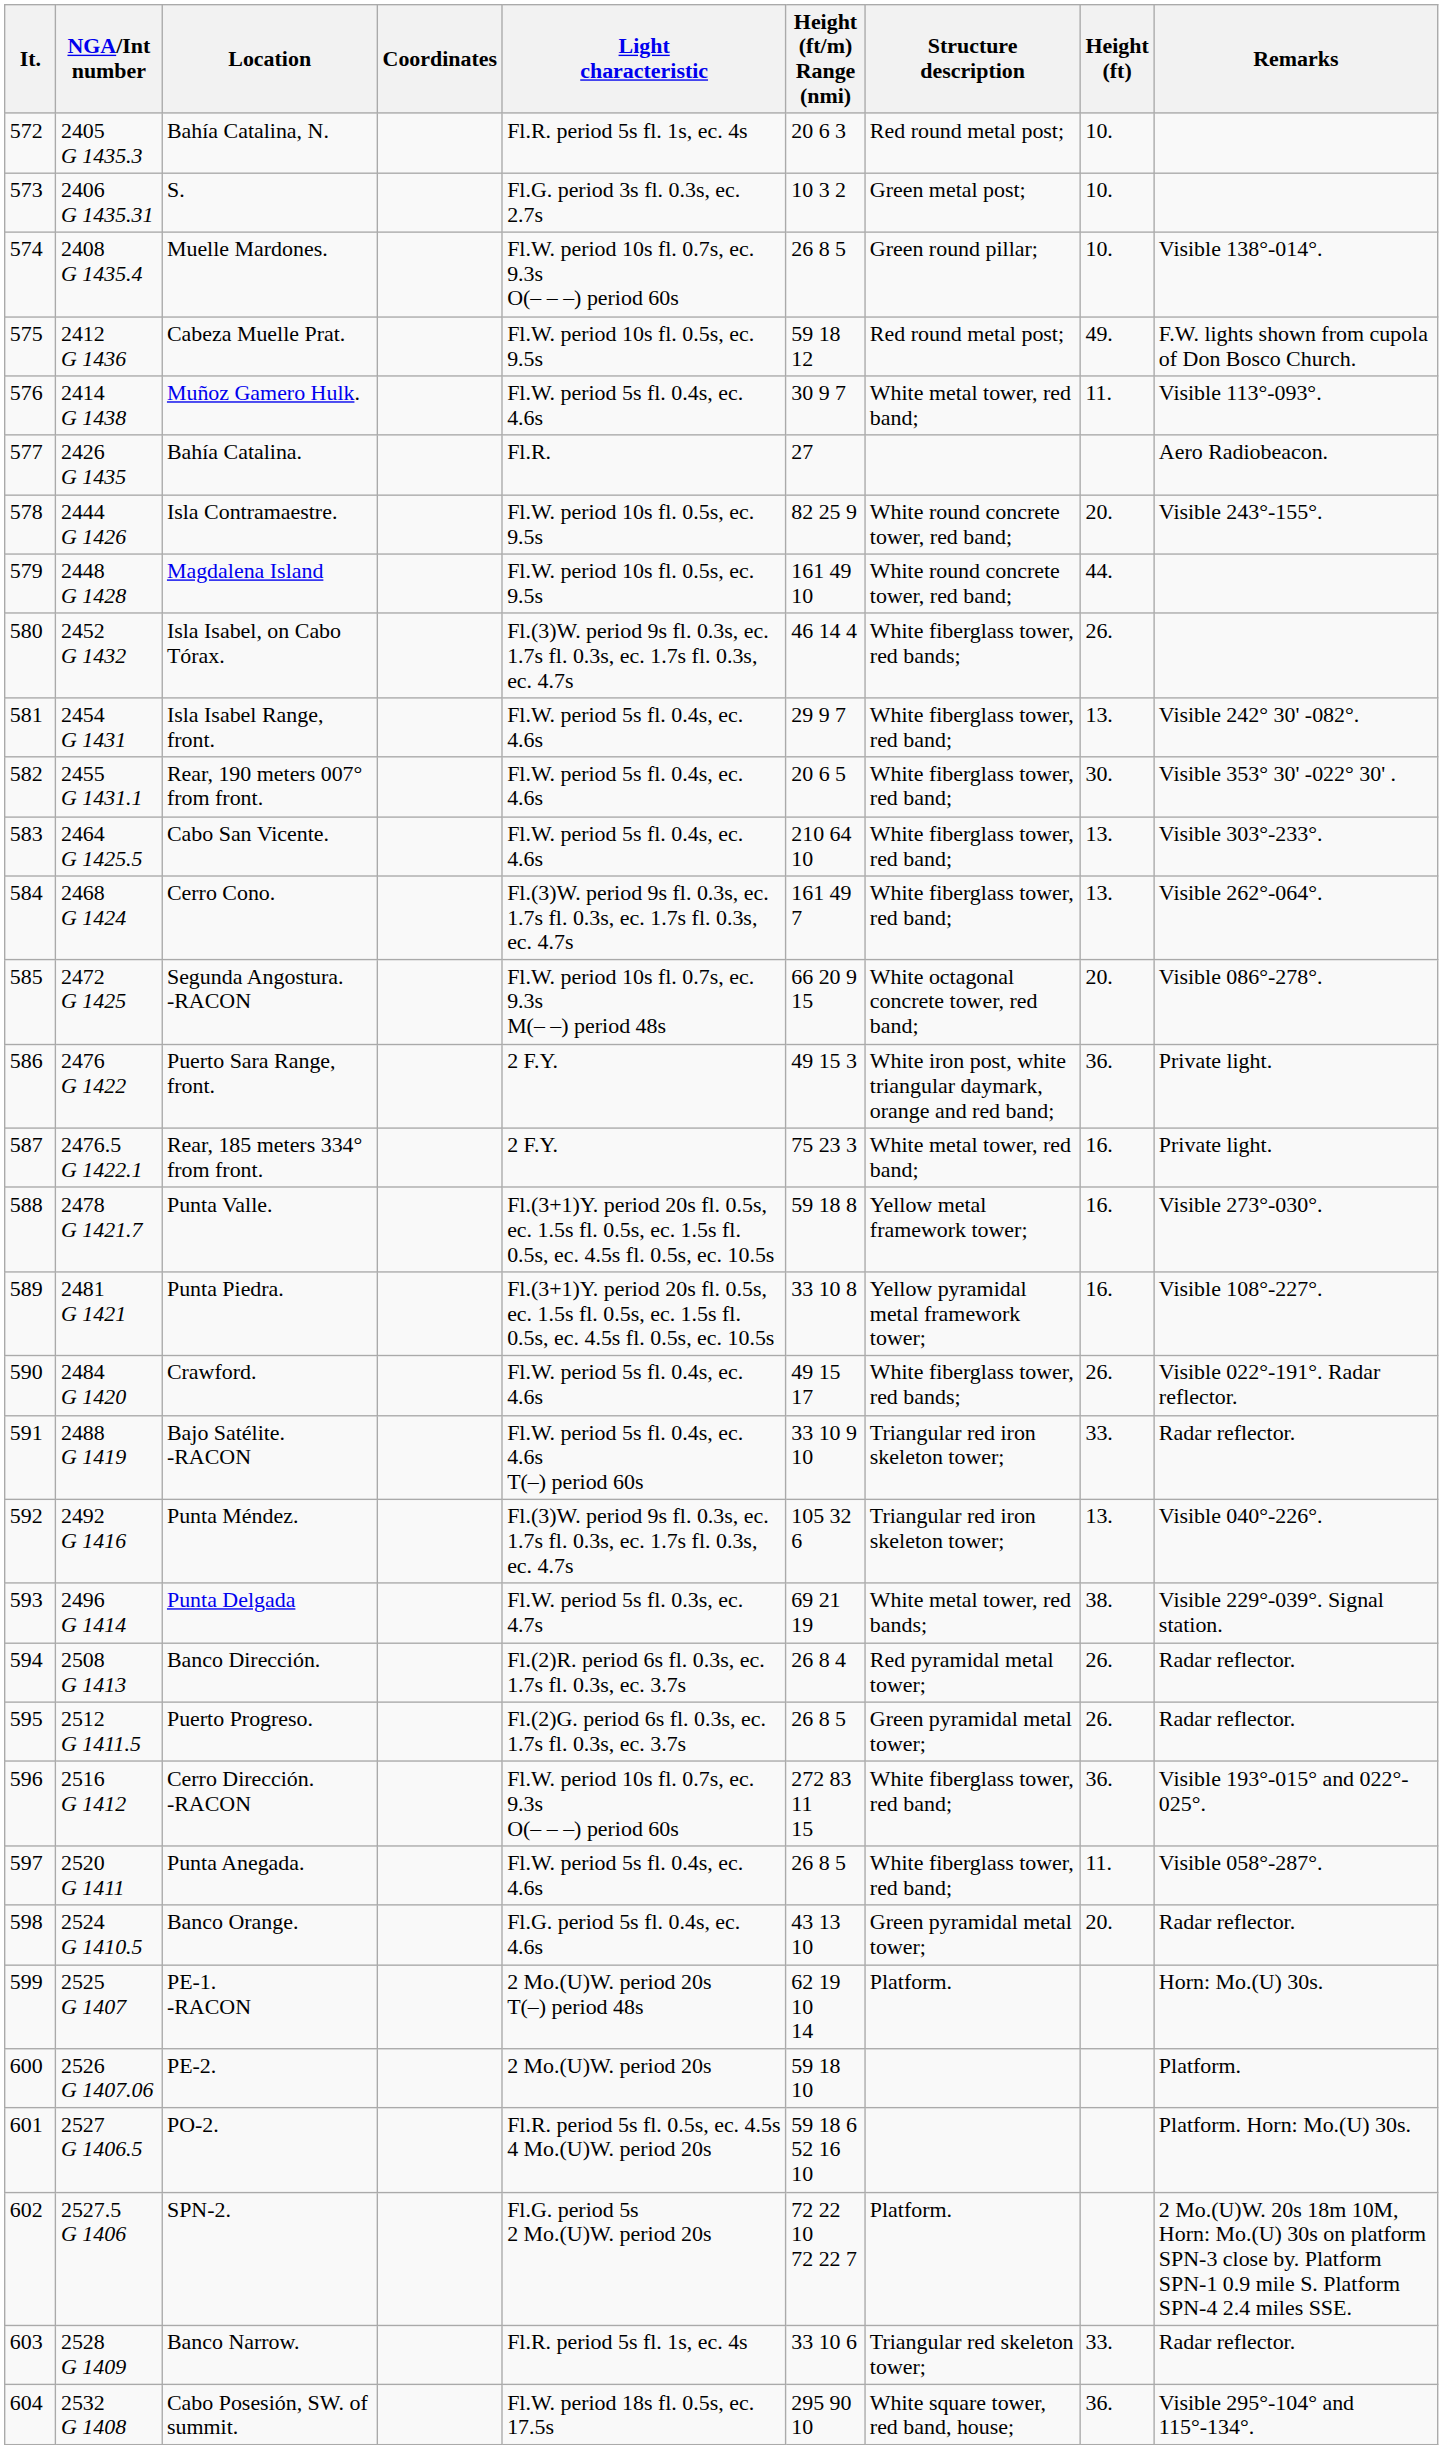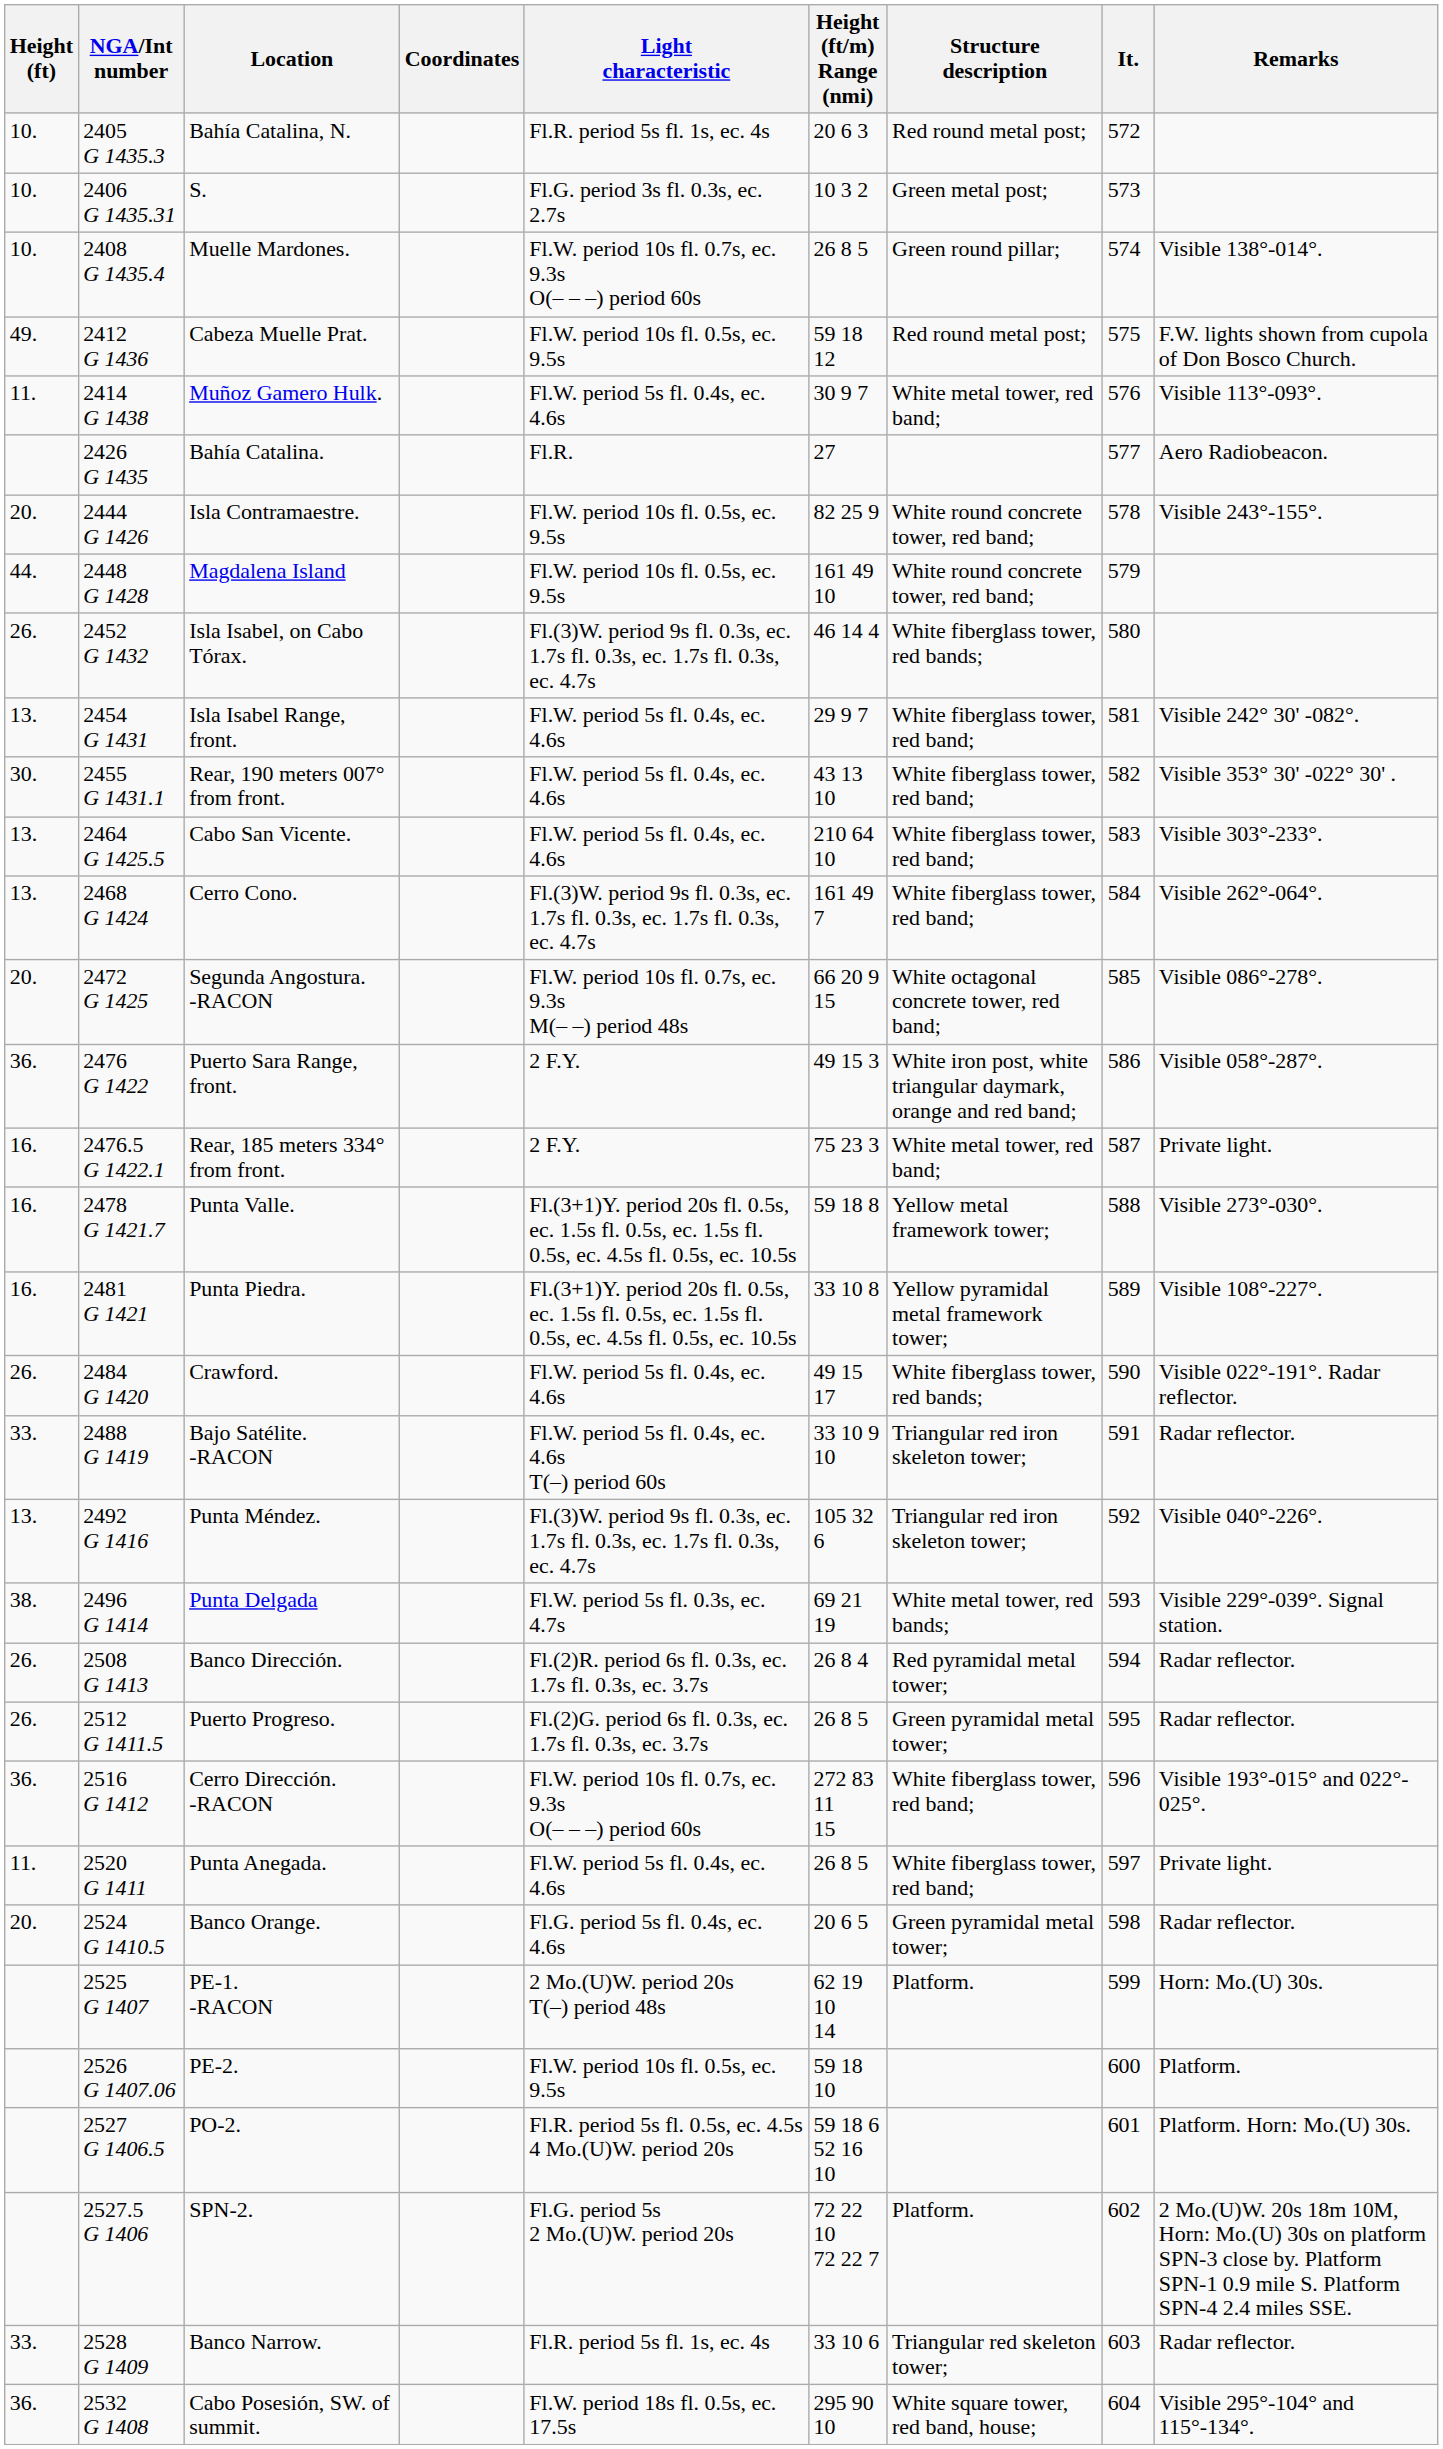columns swapped: (30, 58) <-> (1117, 58)
(819, 774) 20 6 5 -> (838, 786) 43 13 10
(1215, 1061) Private light. -> (1241, 1061) Visible 058°-287°.
(1241, 1862) Visible 058°-287°. -> (1215, 1862) Private light.
(816, 1934) 43 13 10 -> (841, 1922) 20 6 5
(609, 2065) 2 Mo.(U)W. period 20s -> (653, 2078) Fl.W. period 10s fl. 0.5s, ec. 9.5s
